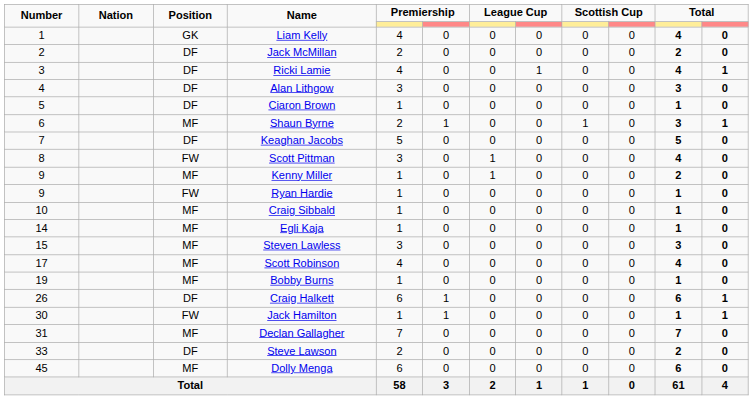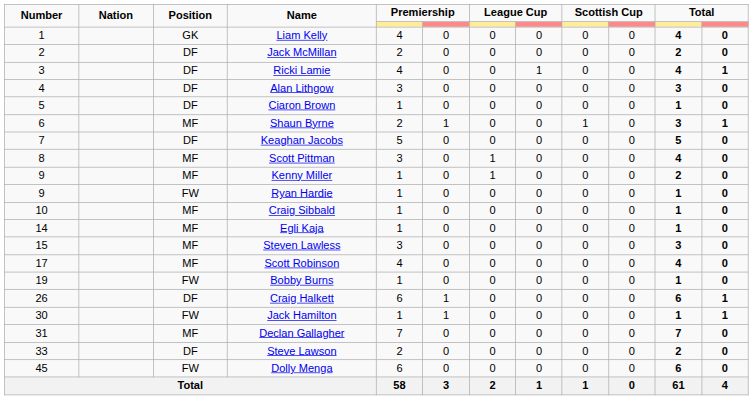(190, 158) FW -> (190, 158) MF
(190, 280) MF -> (190, 280) FW
(190, 368) MF -> (190, 368) FW
